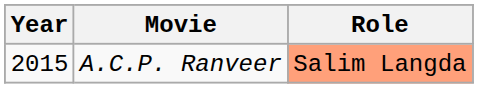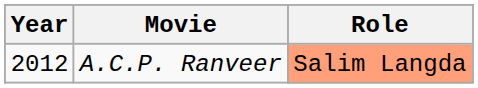(40, 64) 2015 -> (40, 64) 2012
